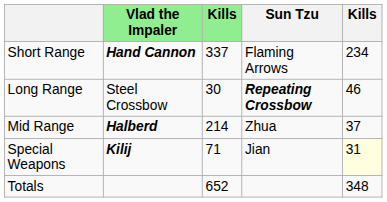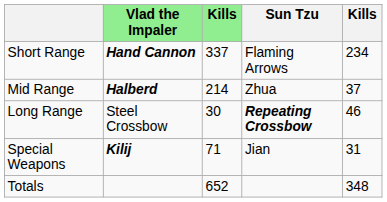rows swapped: (41, 127) <-> (45, 90)
(353, 149) lightyellow background -> (353, 149) no background
